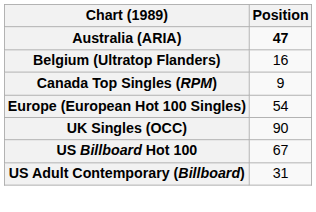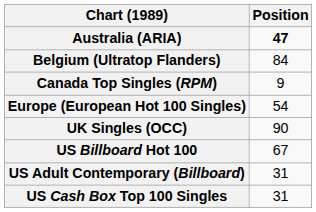(281, 60) 16 -> (281, 60) 84
+ row: (127, 196)
